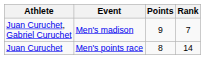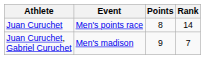rows swapped: (34, 48) <-> (39, 30)
